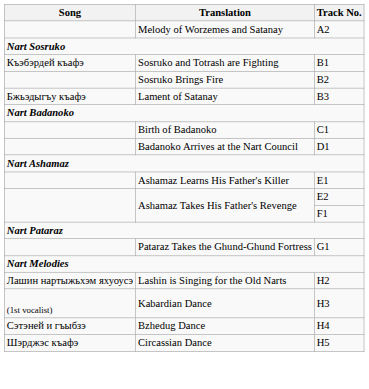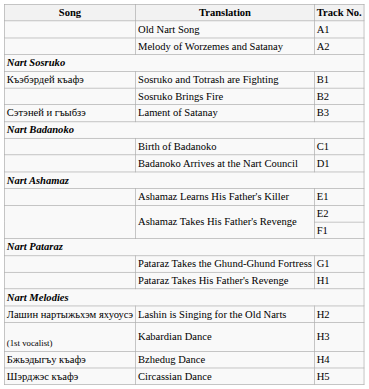+ row: (169, 29)
(46, 96) Бжьэдыгъу къафэ -> (46, 113) Сэтэней и гъыбзэ
+ row: (213, 280)
(46, 326) Сэтэней и гъыбзэ -> (46, 359) Бжьэдыгъу къафэ
